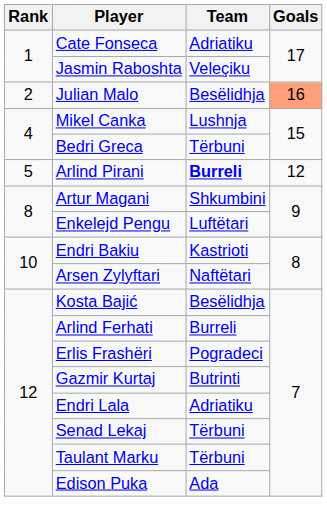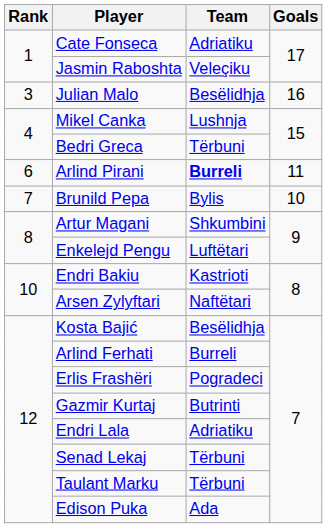(28, 95) 2 -> (28, 95) 3
(296, 95) lightsalmon background -> (296, 95) no background
(28, 172) 5 -> (28, 172) 6
(296, 172) 12 -> (296, 172) 11
+ row: (102, 198)
